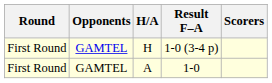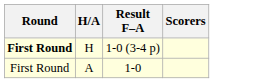- column: (101, 21)
(37, 48) normal -> (40, 48) bold
